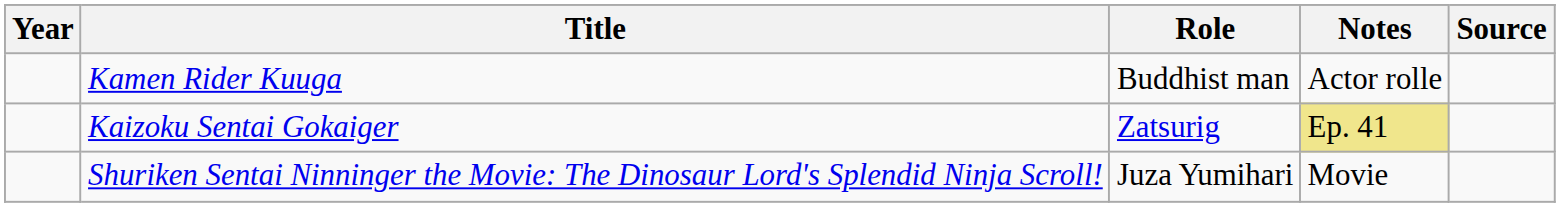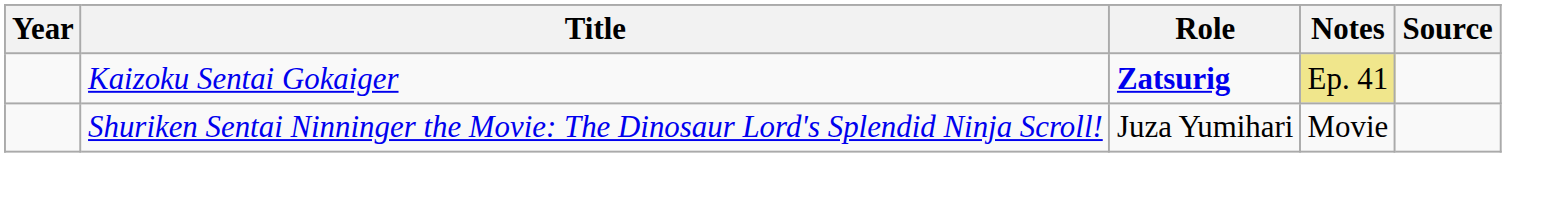- row: (215, 77)
(1168, 126) normal -> (1174, 77) bold
